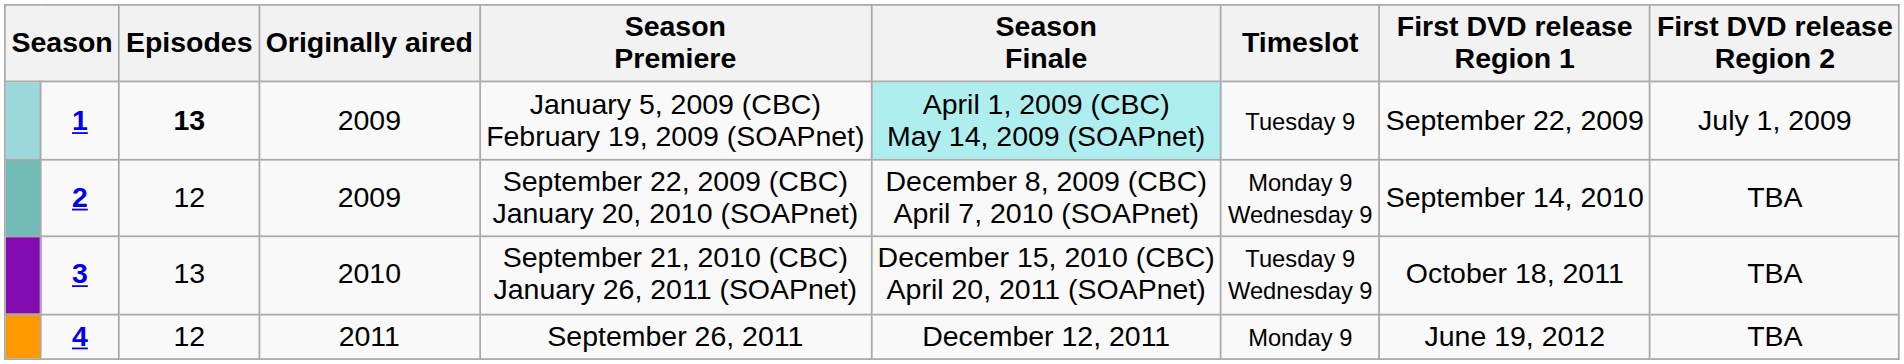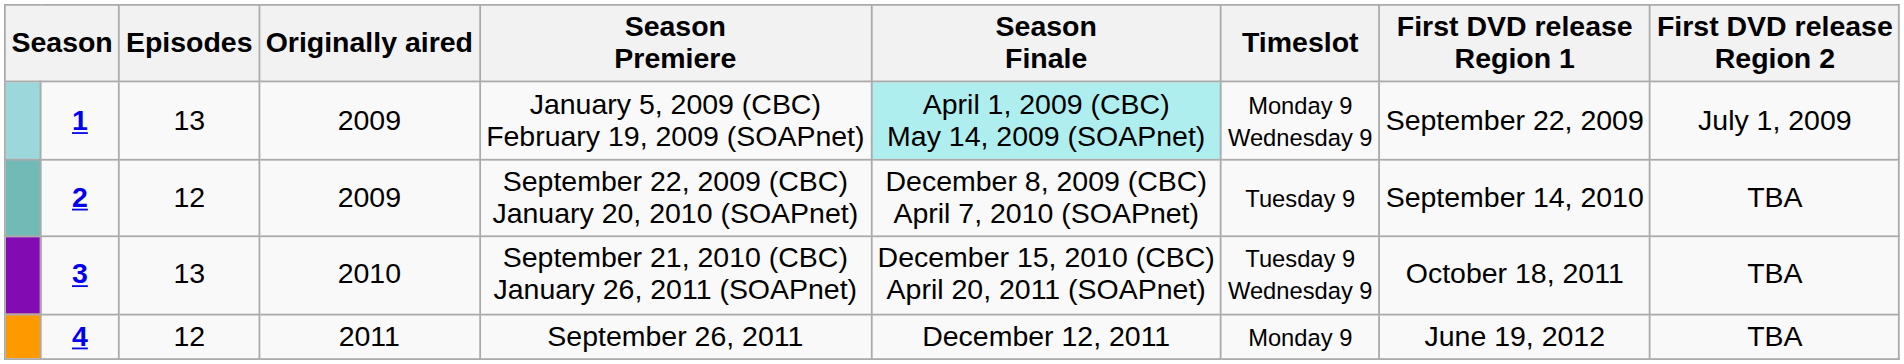(189, 120) bold -> (189, 120) normal
(1300, 122) Tuesday 9 -> (1300, 122) Monday 9 Wednesday 9
(1300, 199) Monday 9 Wednesday 9 -> (1300, 199) Tuesday 9
